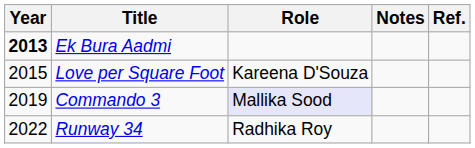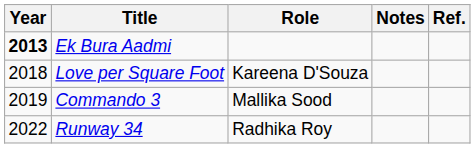(28, 73) 2015 -> (28, 73) 2018
(282, 101) lavender background -> (282, 101) no background
